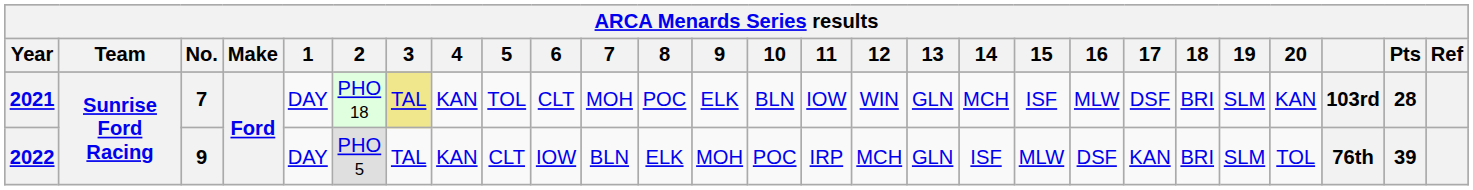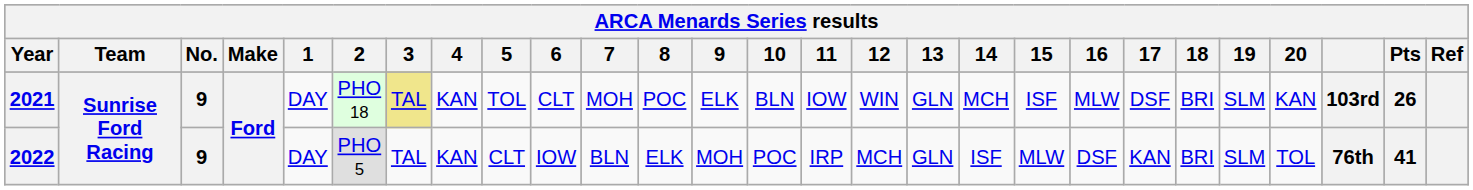(202, 100) 7 -> (202, 100) 9
(1405, 100) 28 -> (1405, 100) 26
(1405, 156) 39 -> (1405, 156) 41
